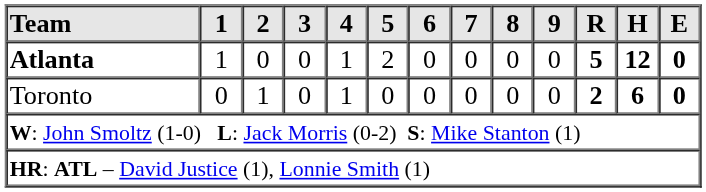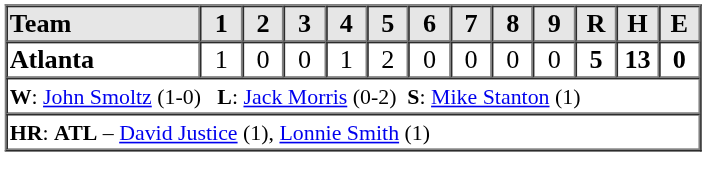(638, 59) 12 -> (638, 59) 13
- row: (51, 95)
